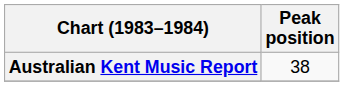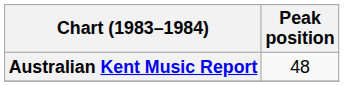(300, 66) 38 -> (300, 66) 48
